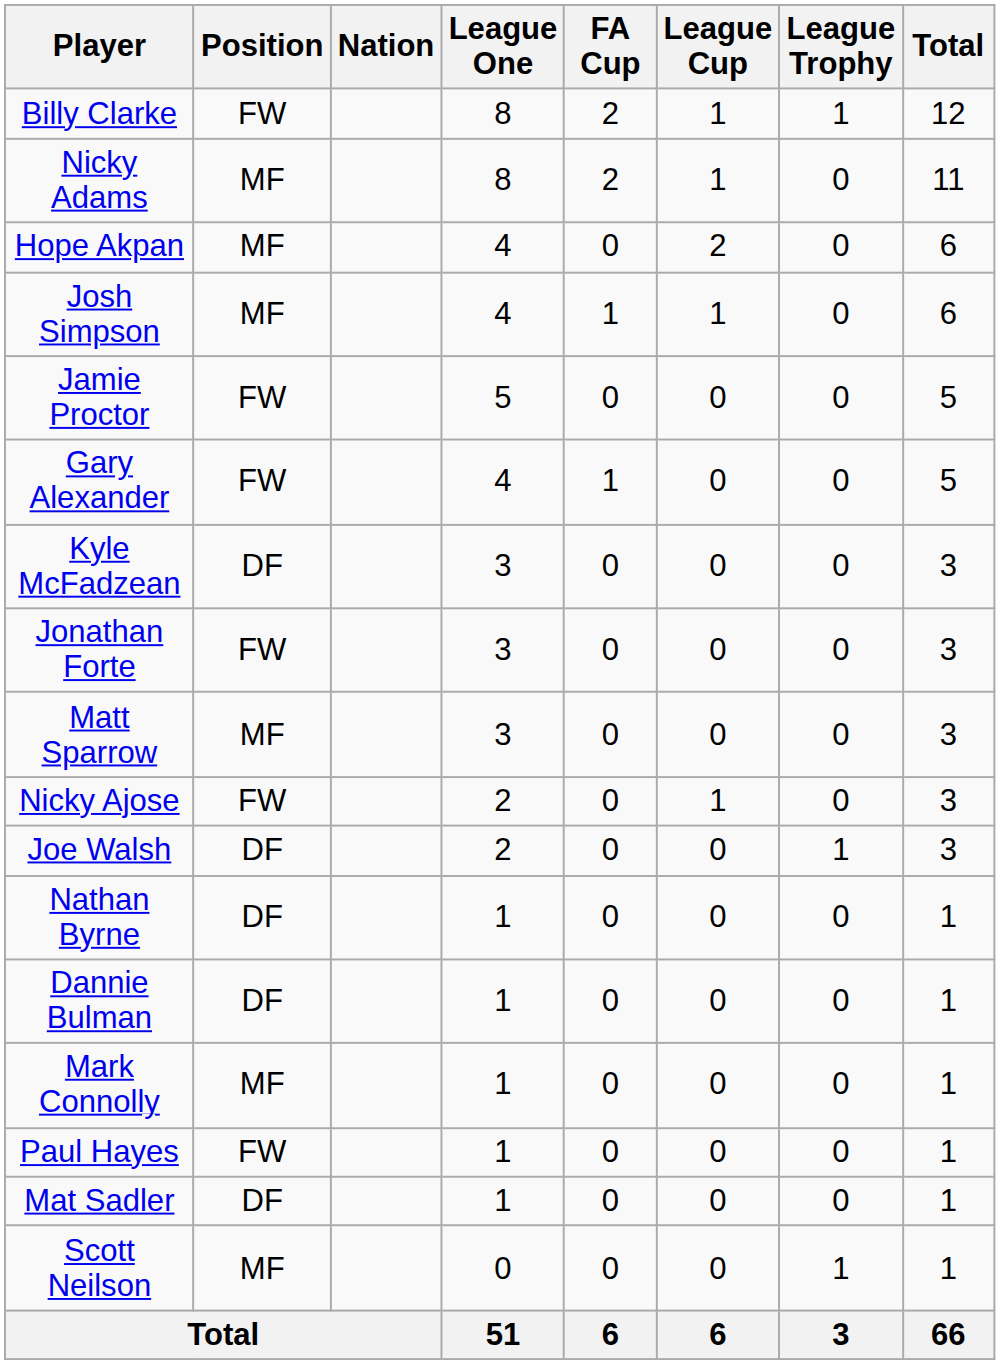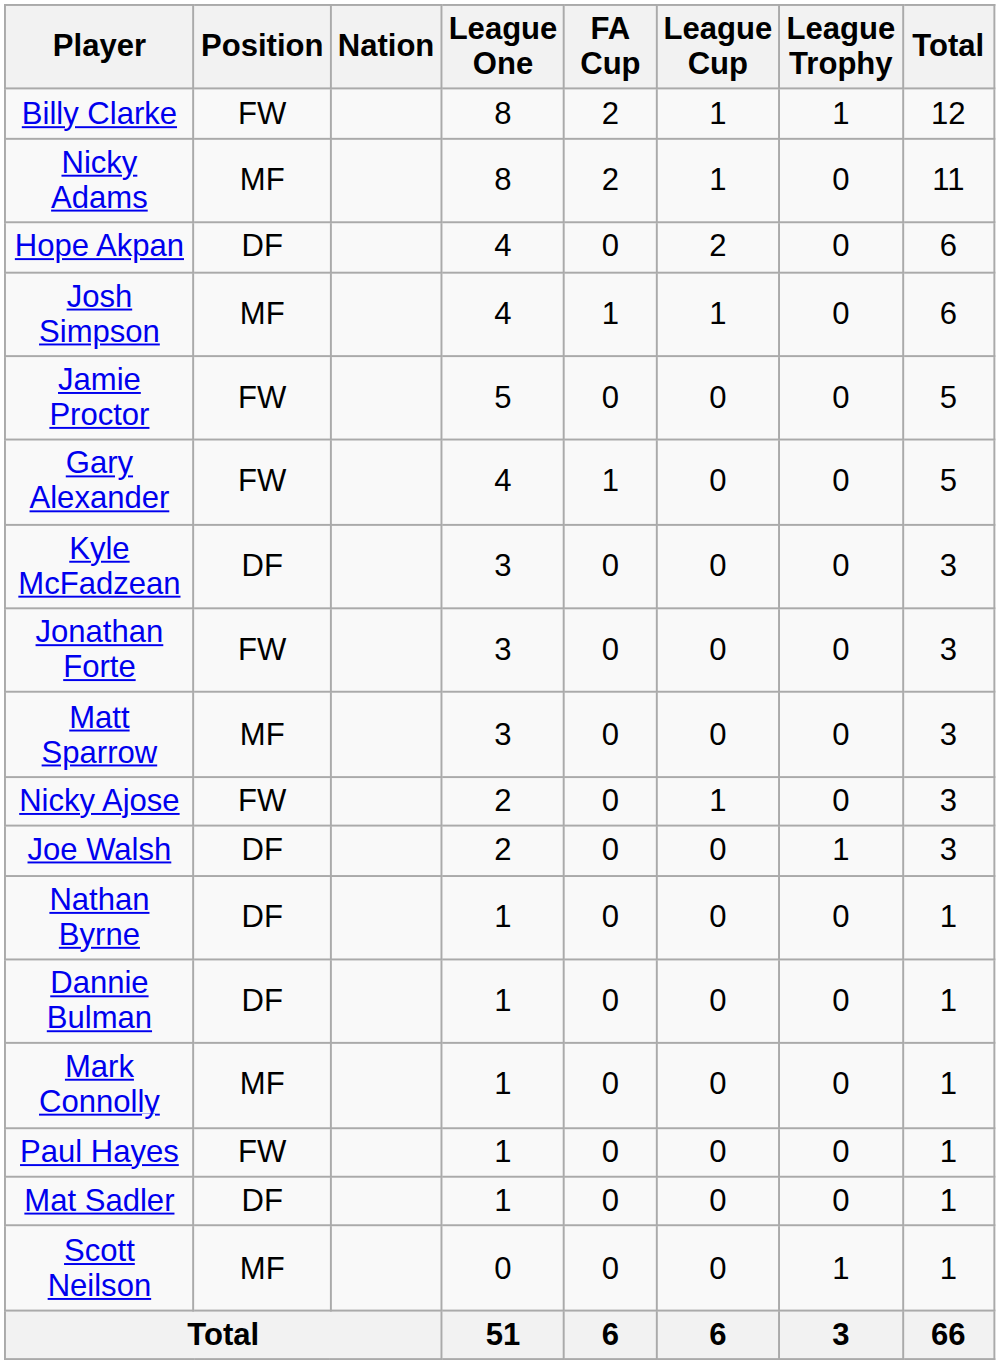(262, 246) MF -> (262, 246) DF
